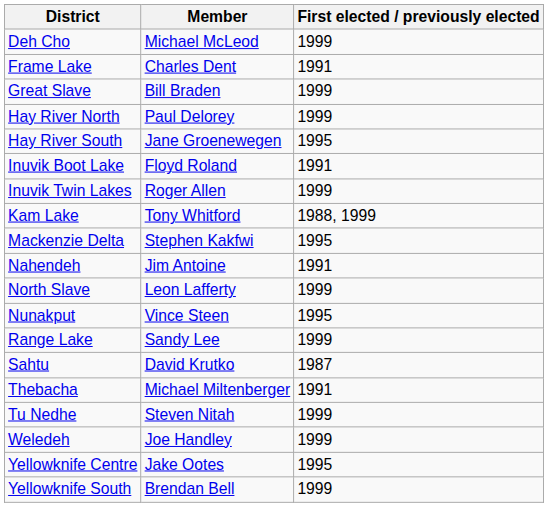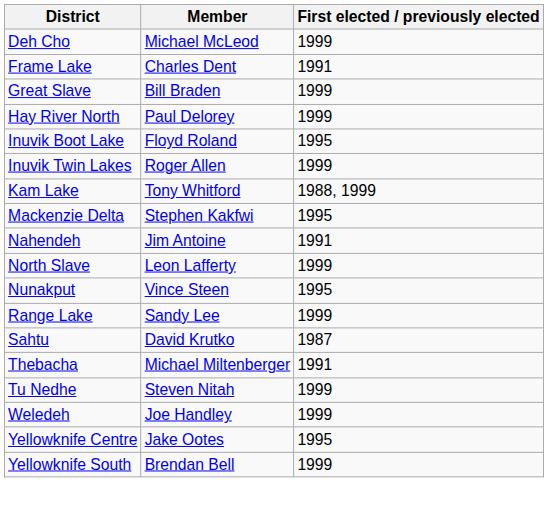- row: (65, 141)
(315, 166) 1991 -> (315, 141) 1995
